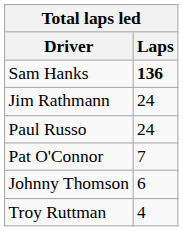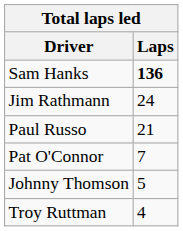(146, 128) 24 -> (146, 128) 21
(141, 184) 6 -> (141, 184) 5
